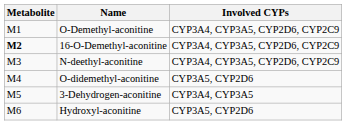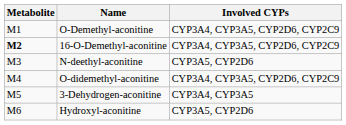(255, 62) CYP3A4, CYP3A5, CYP2D6, CYP2C9 -> (212, 62) CYP3A5, CYP2D6
(212, 78) CYP3A5, CYP2D6 -> (255, 78) CYP3A4, CYP3A5, CYP2D6, CYP2C9
